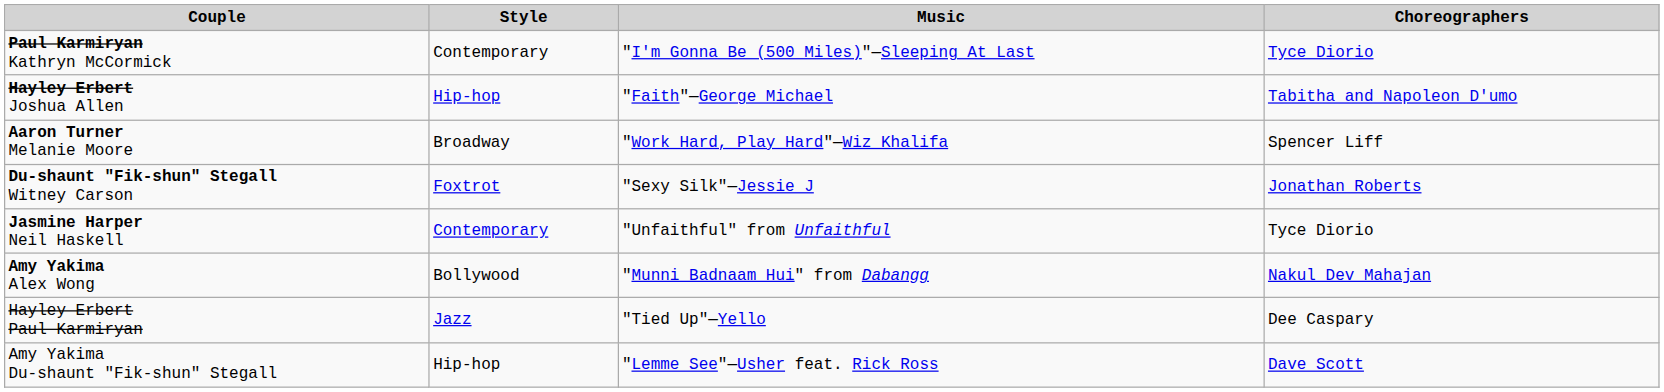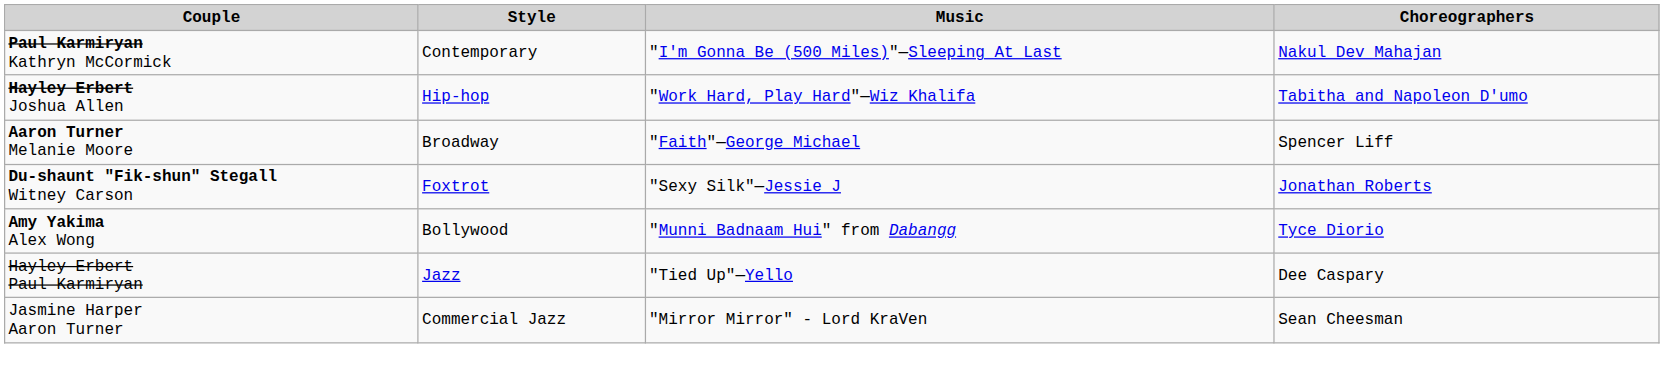(1321, 53) Tyce Diorio -> (1360, 53) Nakul Dev Mahajan
(727, 97) "Faith"—George Michael -> (812, 97) "Work Hard, Play Hard"—Wiz Khalifa
(785, 142) "Work Hard, Play Hard"—Wiz Khalifa -> (755, 142) "Faith"—George Michael
- row: (76, 231)
(1350, 275) Nakul Dev Mahajan -> (1331, 231) Tyce Diorio
- row: (143, 365)
+ row: (76, 320)
